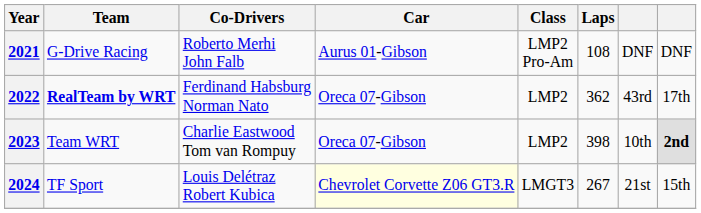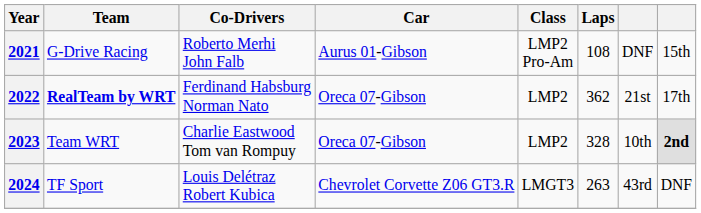(676, 52) DNF -> (676, 52) 15th
(638, 97) 43rd -> (638, 97) 21st
(598, 141) 398 -> (598, 141) 328
(416, 186) lightyellow background -> (416, 186) no background
(598, 186) 267 -> (598, 186) 263
(638, 186) 21st -> (638, 186) 43rd
(676, 186) 15th -> (676, 186) DNF
